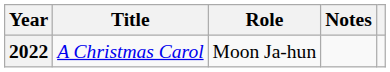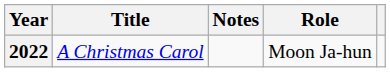columns swapped: (264, 19) <-> (348, 19)
